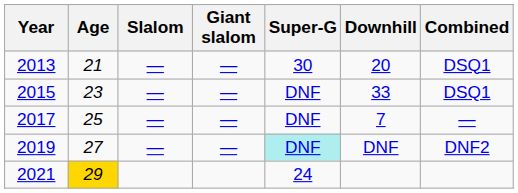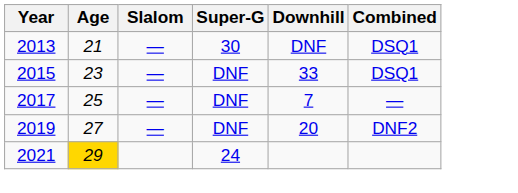- column: (229, 27)
(381, 65) 20 -> (308, 45) DNF
(303, 147) paleturquoise background -> (230, 127) no background
(381, 147) DNF -> (308, 127) 20
